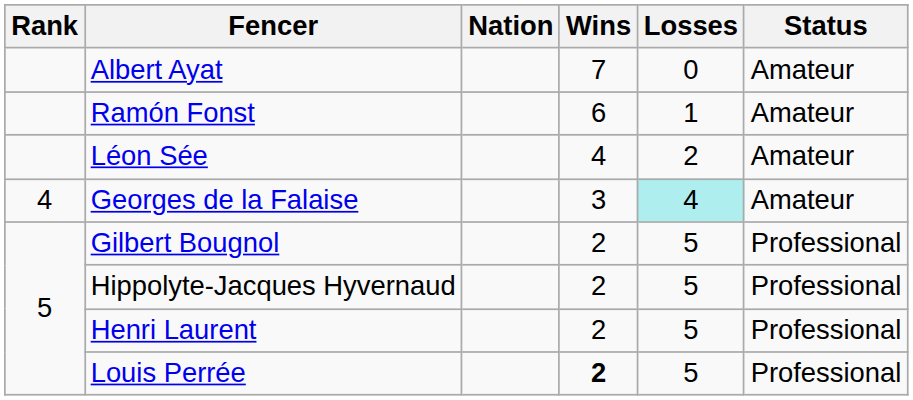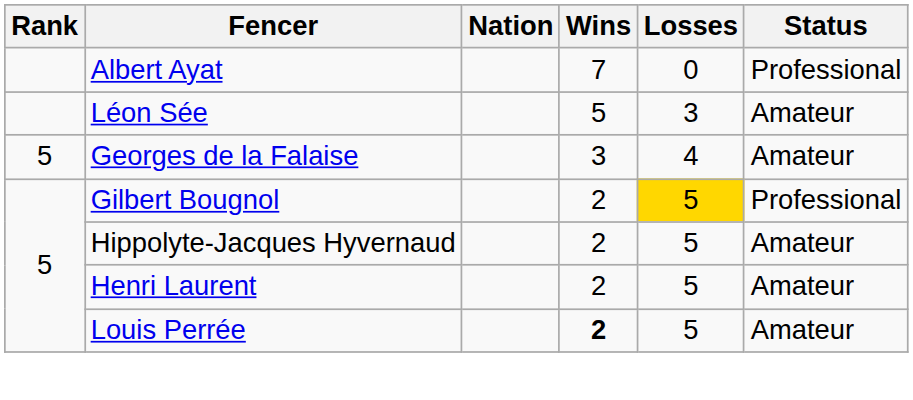(802, 69) Amateur -> (826, 69) Professional
- row: (173, 112)
(599, 156) 4 -> (599, 112) 5
(691, 156) 2 -> (691, 112) 3
(45, 199) 4 -> (45, 156) 5
(691, 199) paleturquoise background -> (691, 156) no background
(691, 243) no background -> (691, 199) gold background
(826, 286) Professional -> (802, 243) Amateur
(826, 329) Professional -> (802, 286) Amateur
(826, 373) Professional -> (802, 329) Amateur
